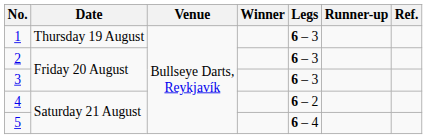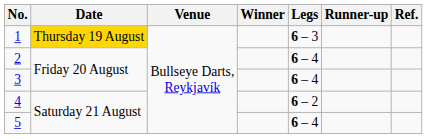(89, 36) no background -> (89, 36) gold background
(305, 58) 6 – 3 -> (305, 58) 6 – 4
(305, 79) 6 – 3 -> (305, 79) 6 – 4
